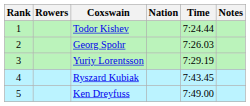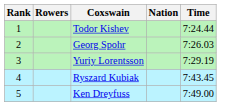- column: (231, 12)
